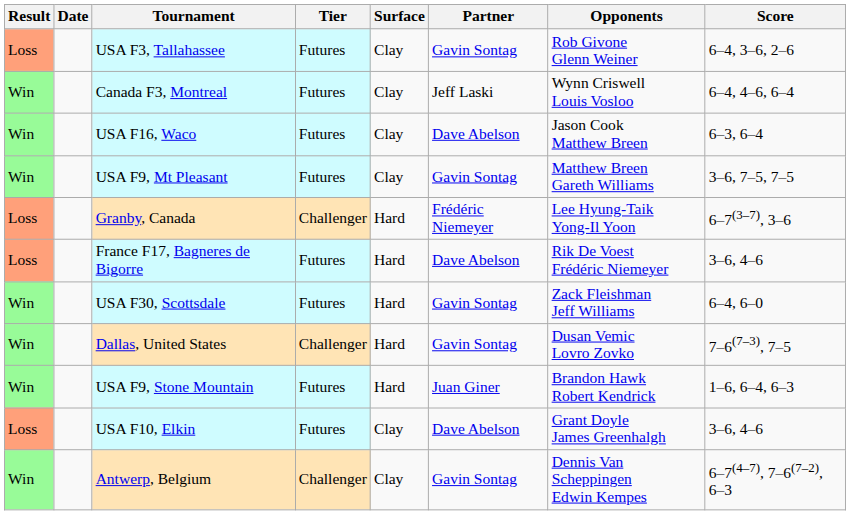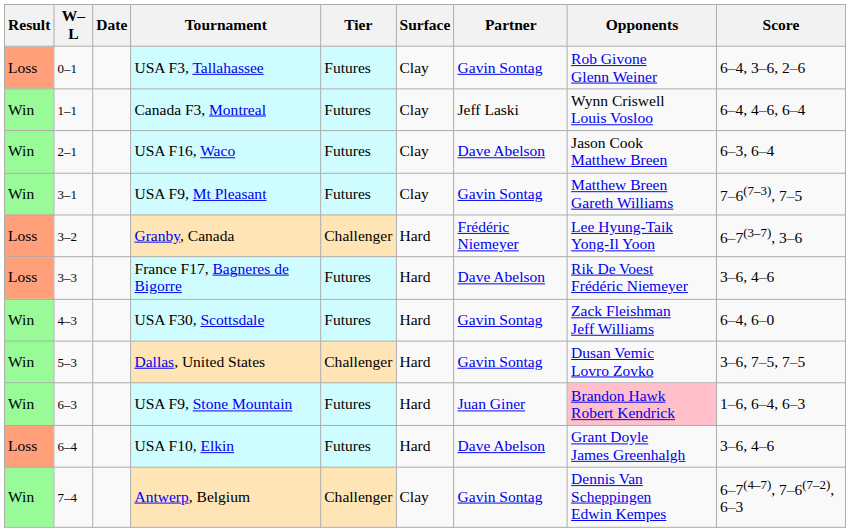+ column: (73, 25)
(751, 176) 3–6, 7–5, 7–5 -> (761, 193) 7–6(7–3), 7–5
(750, 344) 7–6(7–3), 7–5 -> (763, 362) 3–6, 7–5, 7–5
(604, 386) no background -> (623, 404) pink background
(389, 428) Clay -> (415, 446) Hard
